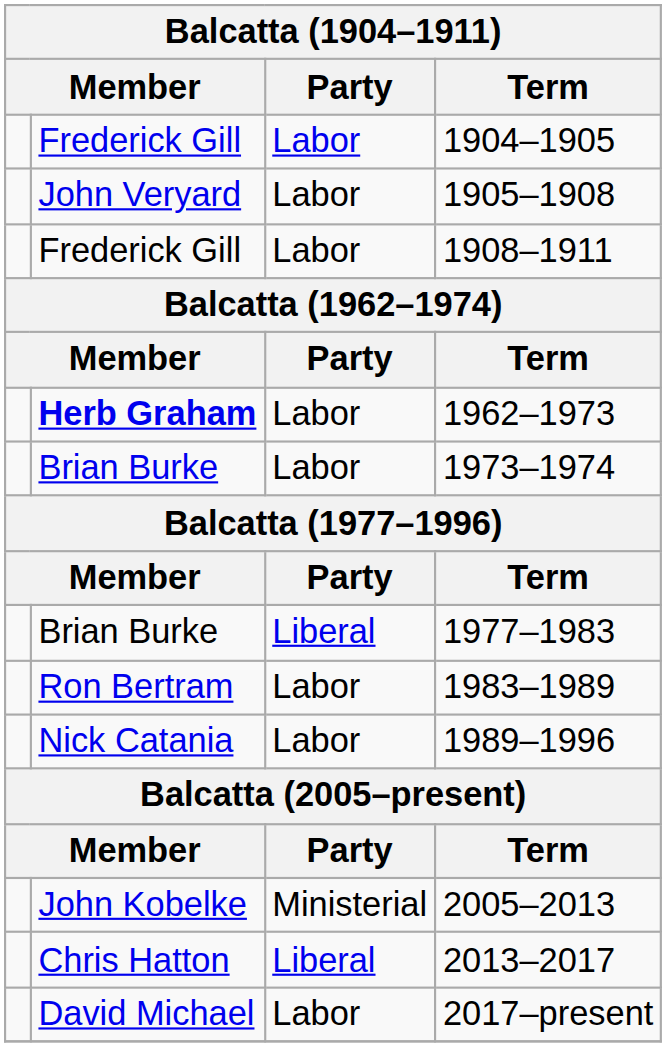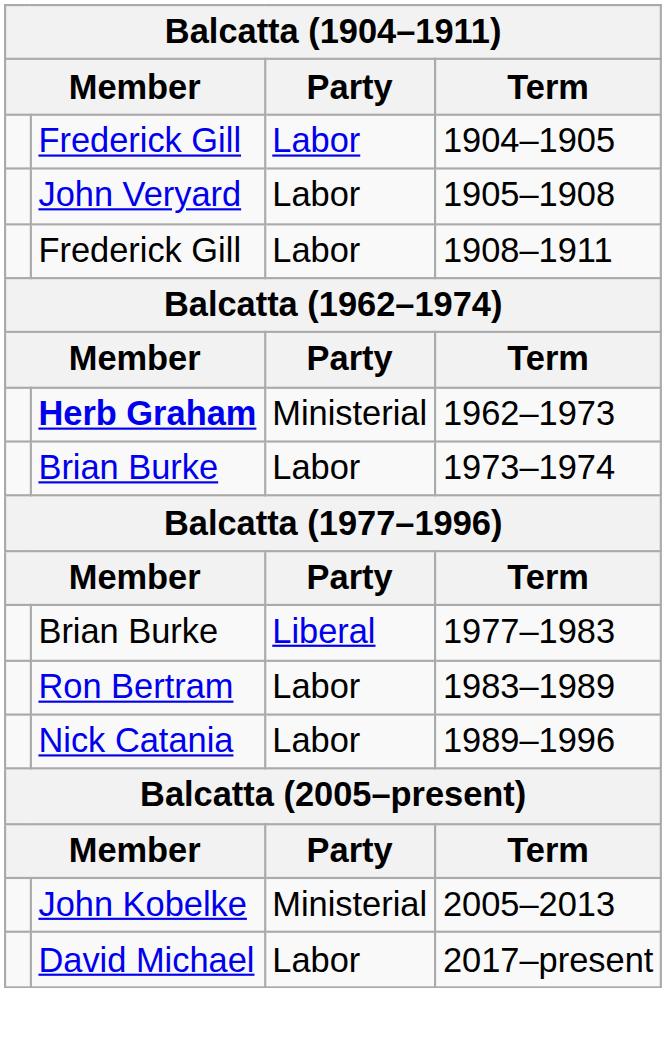(316, 413) Labor -> (350, 413) Ministerial
- row: (529, 959)
